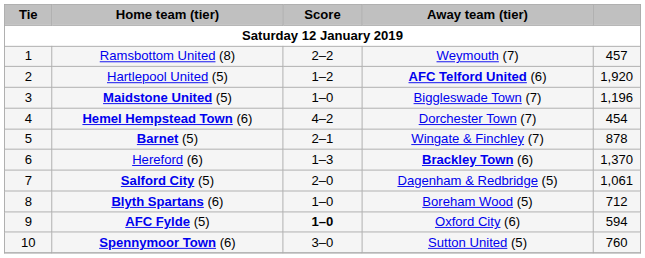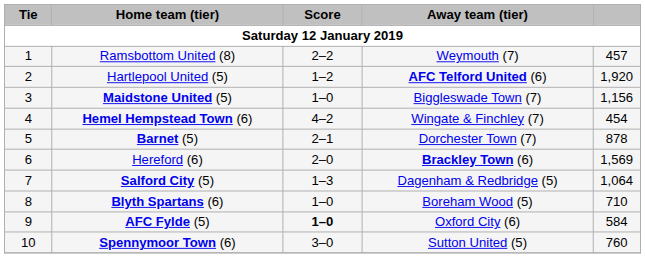(617, 98) 1,196 -> (617, 98) 1,156
(478, 119) Dorchester Town (7) -> (478, 119) Wingate & Finchley (7)
(478, 139) Wingate & Finchley (7) -> (478, 139) Dorchester Town (7)
(322, 160) 1–3 -> (322, 160) 2–0
(617, 160) 1,370 -> (617, 160) 1,569
(322, 181) 2–0 -> (322, 181) 1–3
(617, 181) 1,061 -> (617, 181) 1,064
(617, 202) 712 -> (617, 202) 710
(617, 222) 594 -> (617, 222) 584
